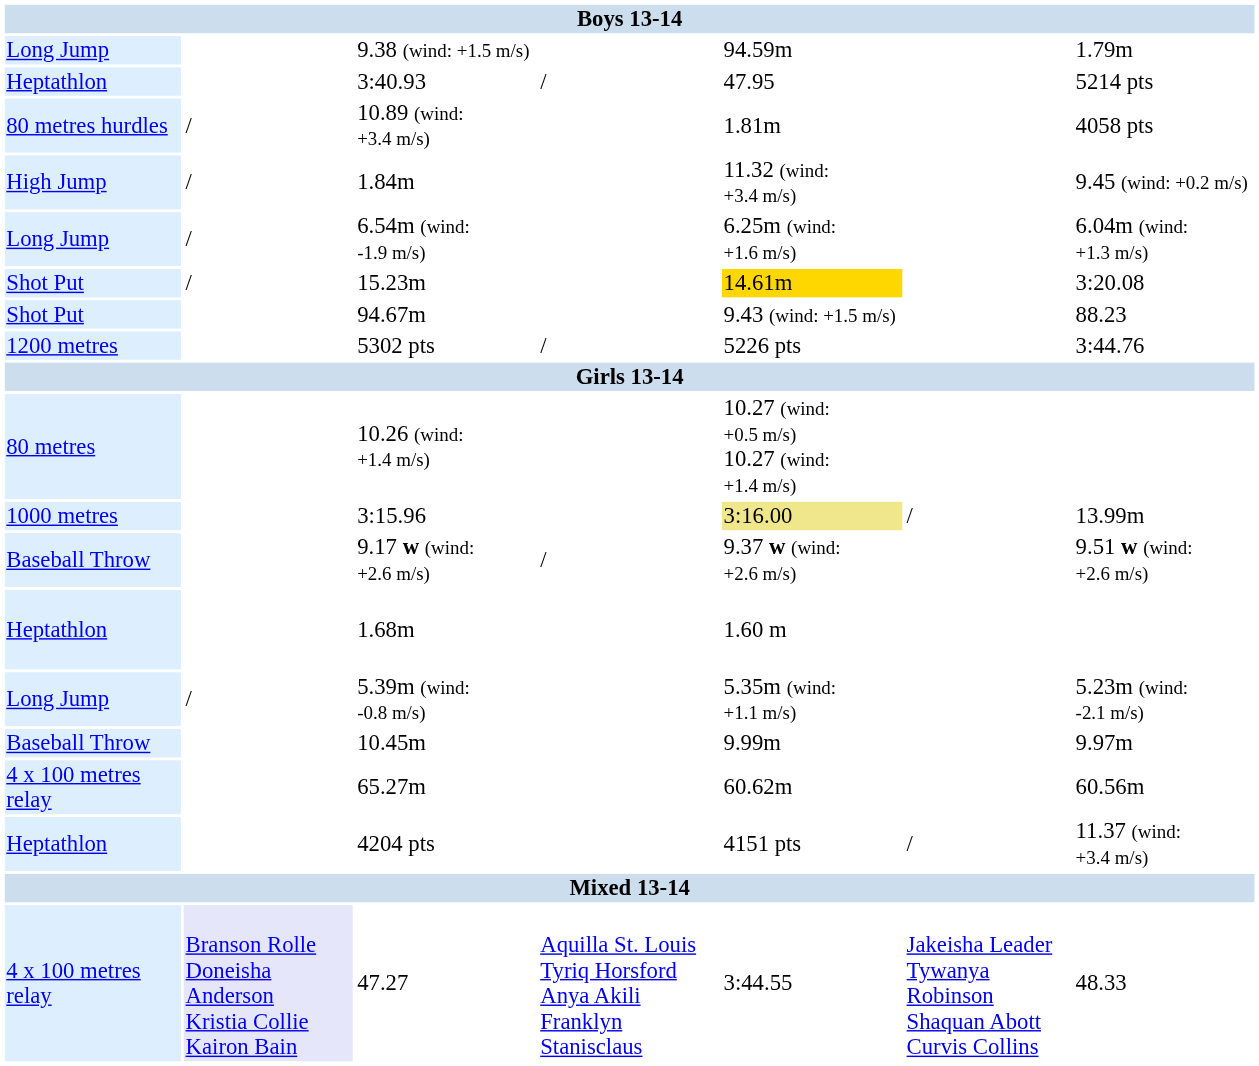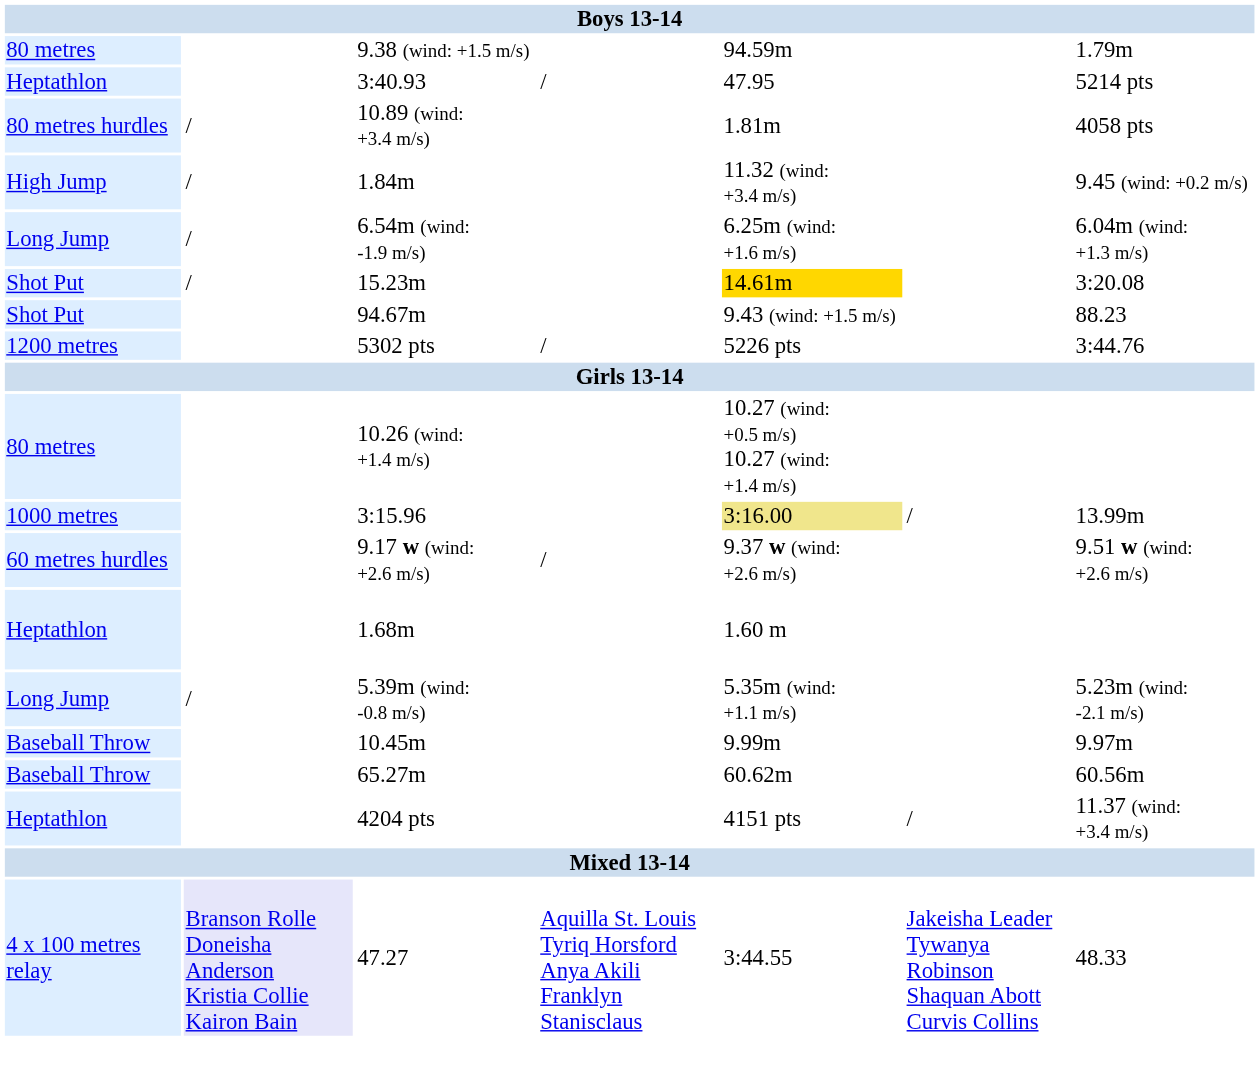(58, 50) Long Jump -> (51, 50) 80 metres
(78, 559) Baseball Throw -> (87, 559) 60 metres hurdles
(73, 787) 4 x 100 metres relay -> (78, 774) Baseball Throw
